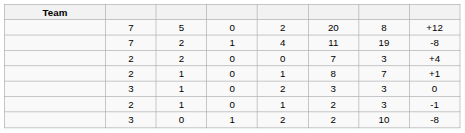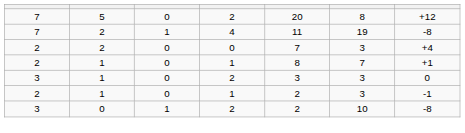- column: (55, 12)
